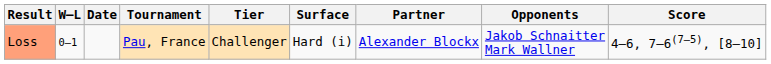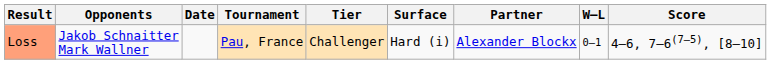columns swapped: (70, 15) <-> (545, 15)
